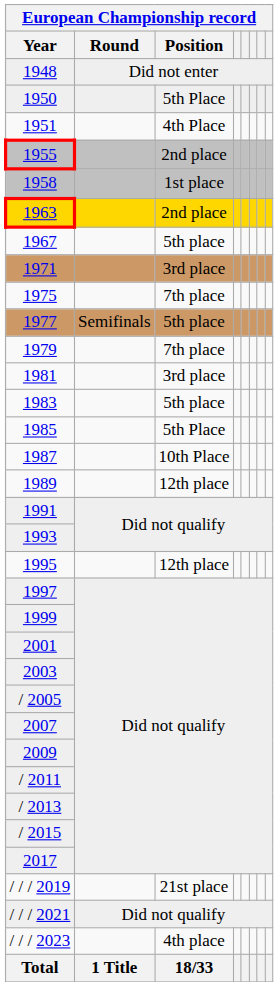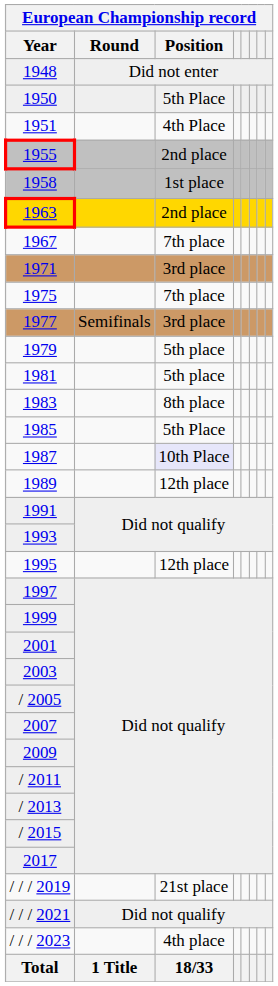(194, 241) 5th place -> (194, 241) 7th place
(194, 322) 5th place -> (194, 322) 3rd place
(194, 349) 7th place -> (194, 349) 5th place
(194, 376) 3rd place -> (194, 376) 5th place
(194, 402) 5th place -> (194, 402) 8th place
(194, 456) no background -> (194, 456) lavender background
